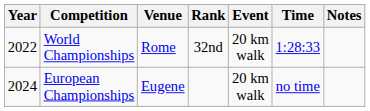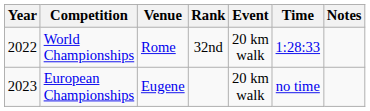(22, 86) 2024 -> (22, 86) 2023
